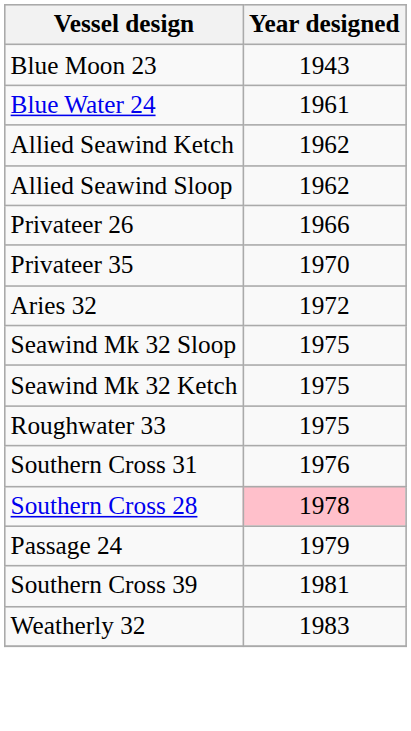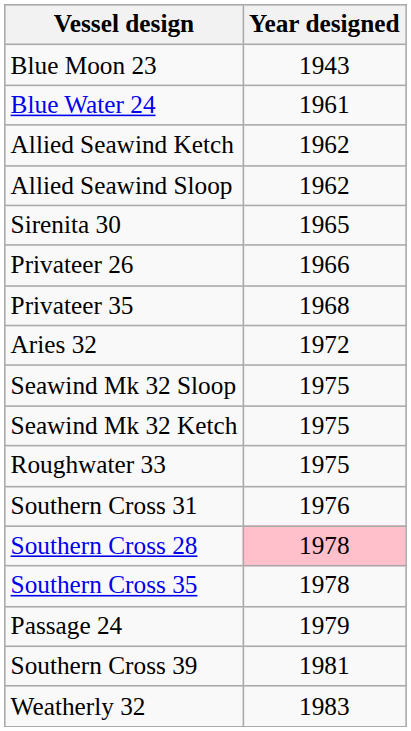+ row: (66, 225)
(324, 265) 1970 -> (324, 305) 1968
+ row: (104, 585)
